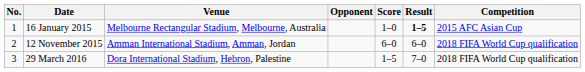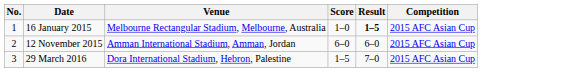- column: (351, 12)
(507, 43) 2018 FIFA World Cup qualification -> (433, 43) 2015 AFC Asian Cup
(507, 59) 2018 FIFA World Cup qualification -> (433, 59) 2015 AFC Asian Cup
